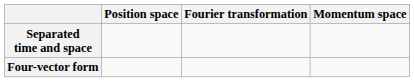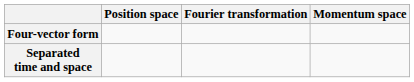rows swapped: (53, 40) <-> (53, 67)
